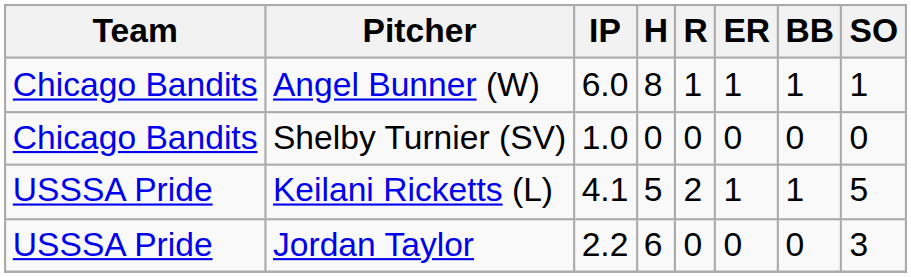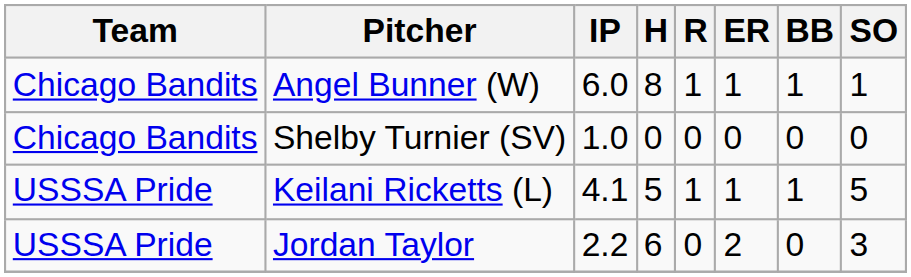(693, 191) 2 -> (693, 191) 1
(733, 244) 0 -> (733, 244) 2
